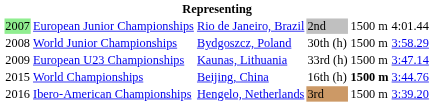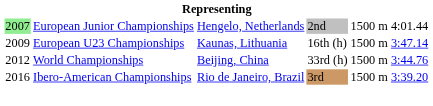(251, 26) Rio de Janeiro, Brazil -> (251, 26) Hengelo, Netherlands
- row: (105, 43)
(327, 60) 33rd (h) -> (327, 43) 16th (h)
(18, 77) 2015 -> (18, 60) 2012
(327, 77) 16th (h) -> (327, 60) 33rd (h)
(370, 77) bold -> (369, 60) normal
(251, 94) Hengelo, Netherlands -> (251, 77) Rio de Janeiro, Brazil
